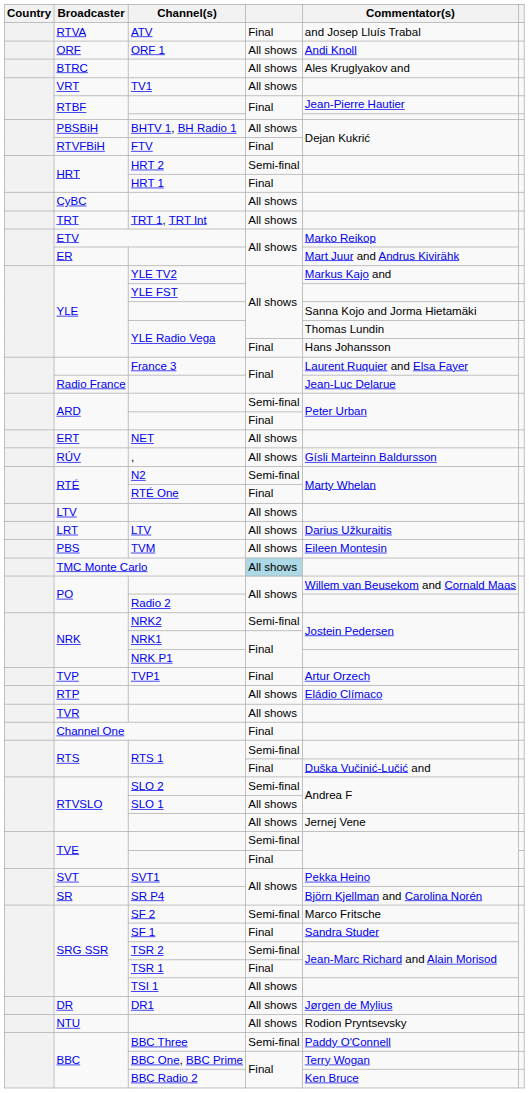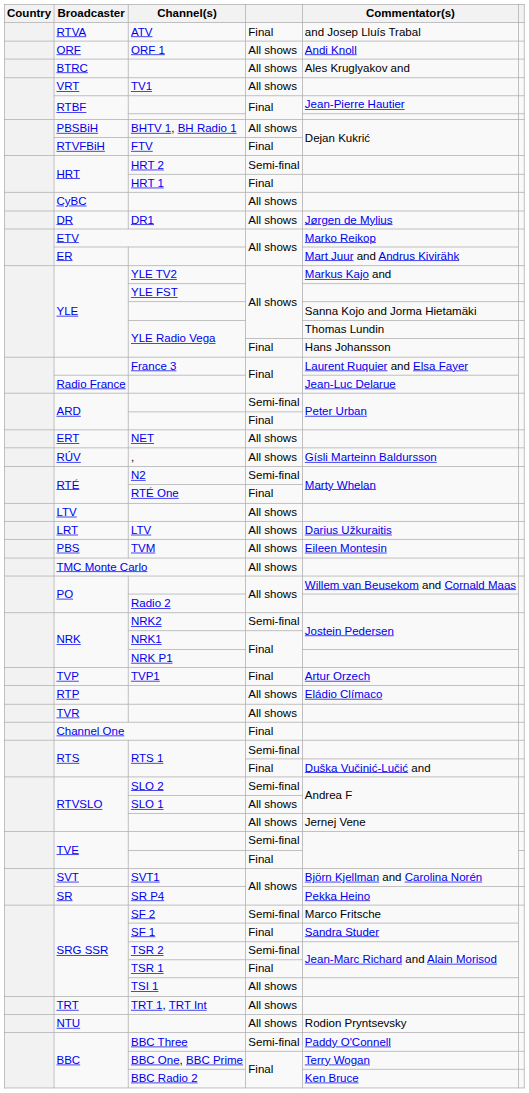rows swapped: (65, 1005) <-> (68, 219)
(273, 567) lightblue background -> (273, 567) no background
(337, 877) Pekka Heino -> (394, 877) Björn Kjellman and Carolina Norén
(394, 895) Björn Kjellman and Carolina Norén -> (337, 895) Pekka Heino
